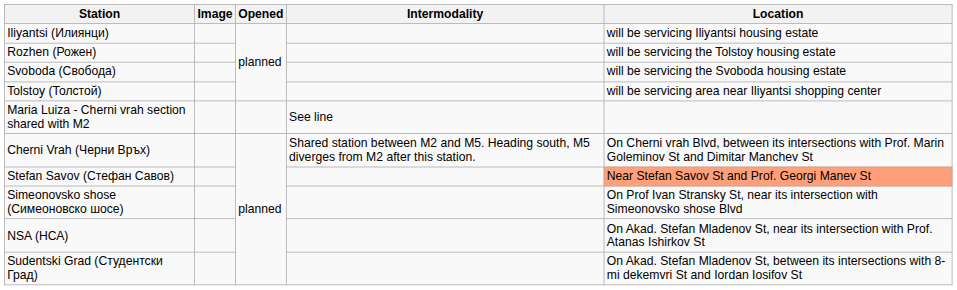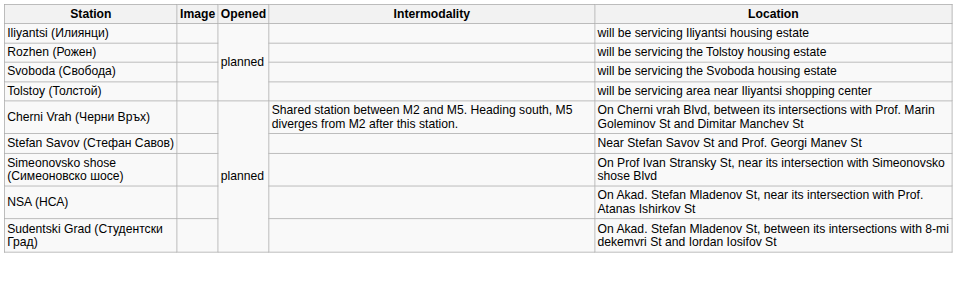- row: (96, 117)
(739, 176) lightsalmon background -> (730, 143) no background
